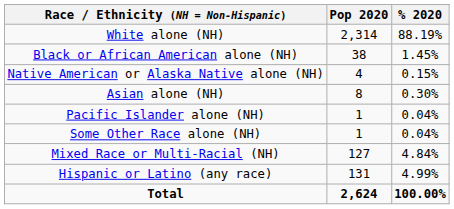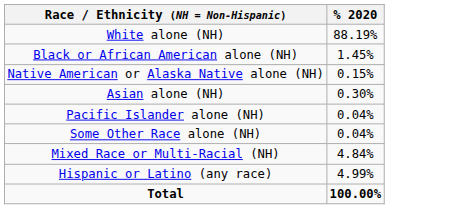- column: (359, 14)
